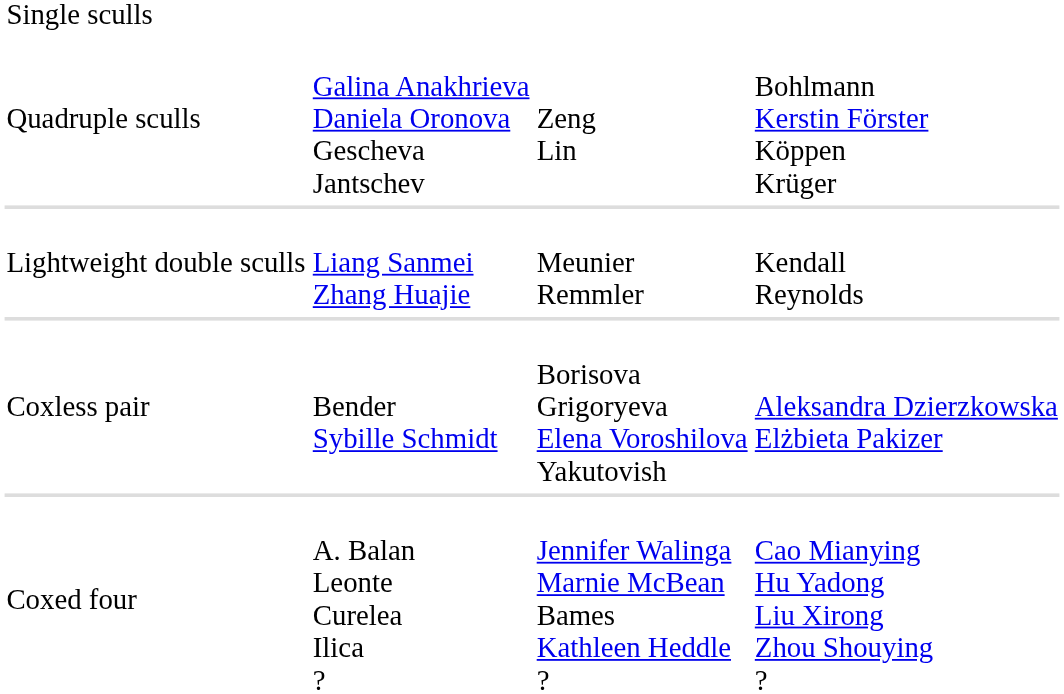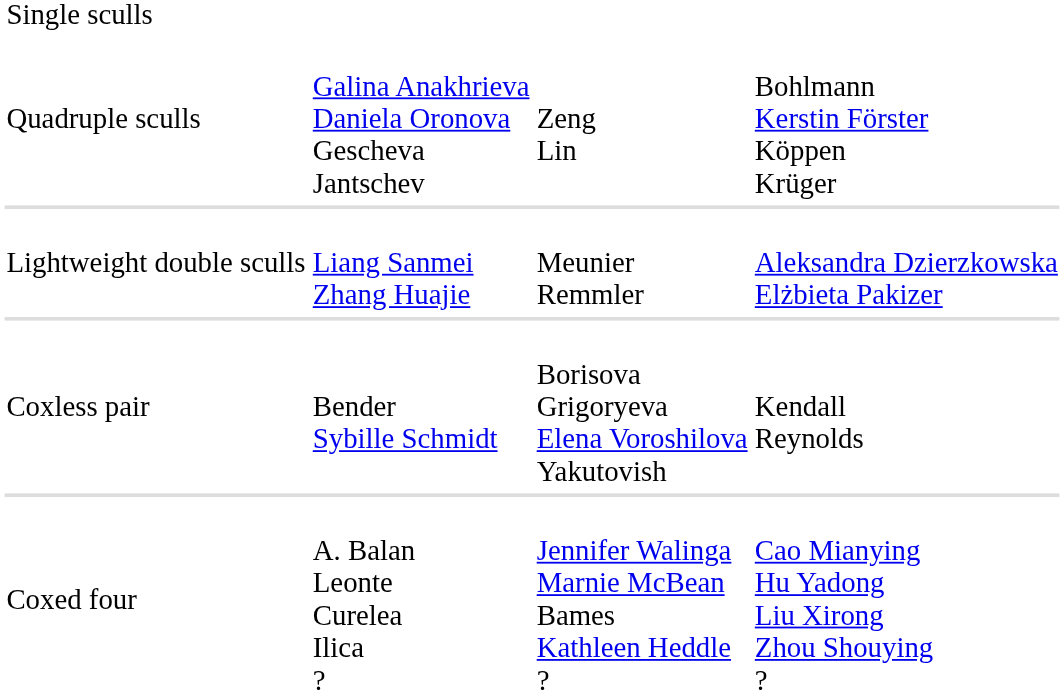(809, 278) Kendall Reynolds -> (906, 278) Aleksandra Dzierzkowska Elżbieta Pakizer
(906, 422) Aleksandra Dzierzkowska Elżbieta Pakizer -> (809, 422) Kendall Reynolds
